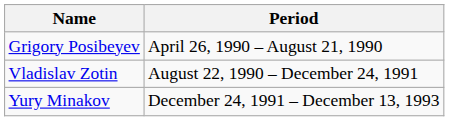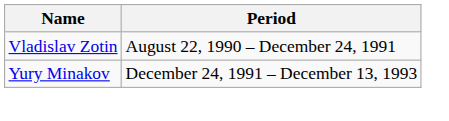- row: (74, 45)
